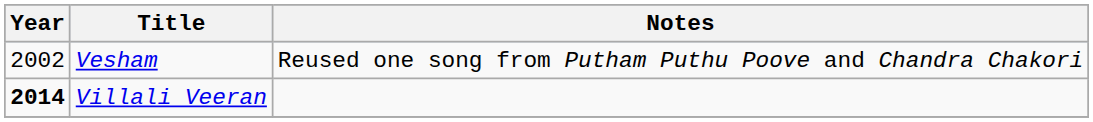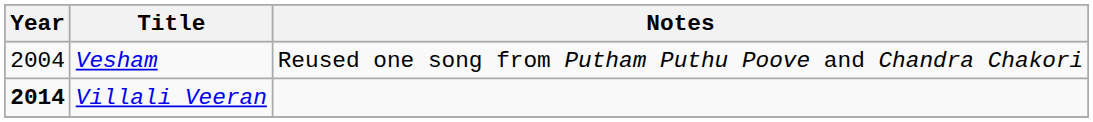(38, 60) 2002 -> (38, 60) 2004
